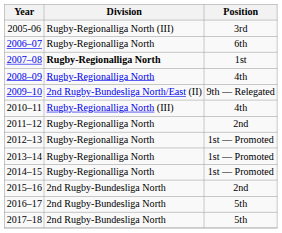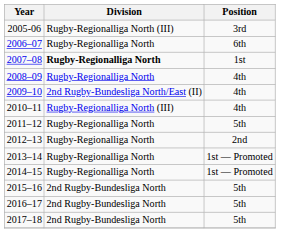(241, 92) 9th — Relegated -> (240, 92) 4th
(241, 124) 2nd -> (240, 124) 5th
(241, 140) 1st — Promoted -> (240, 140) 2nd
(241, 188) 2nd -> (240, 188) 5th
